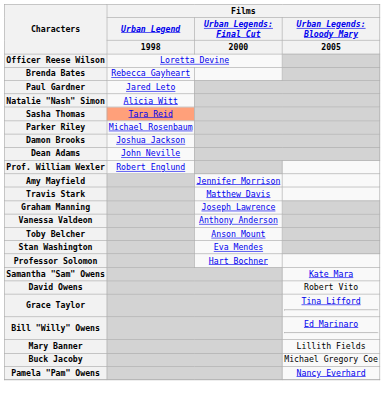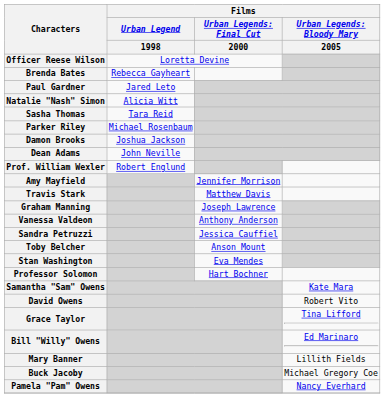(151, 114) lightsalmon background -> (151, 114) no background
+ row: (56, 234)
